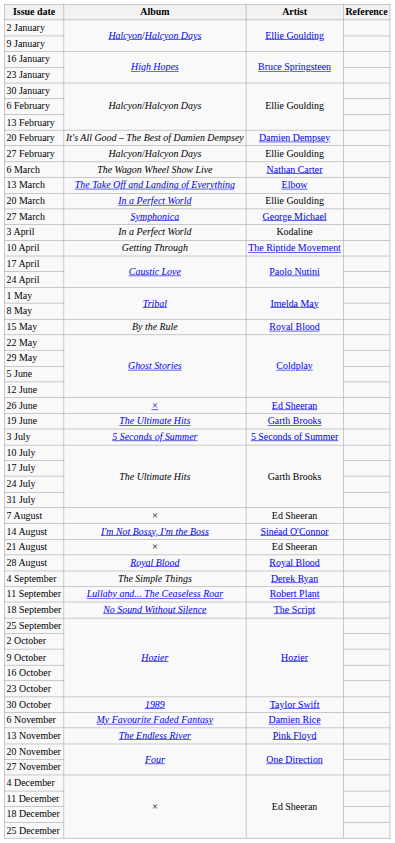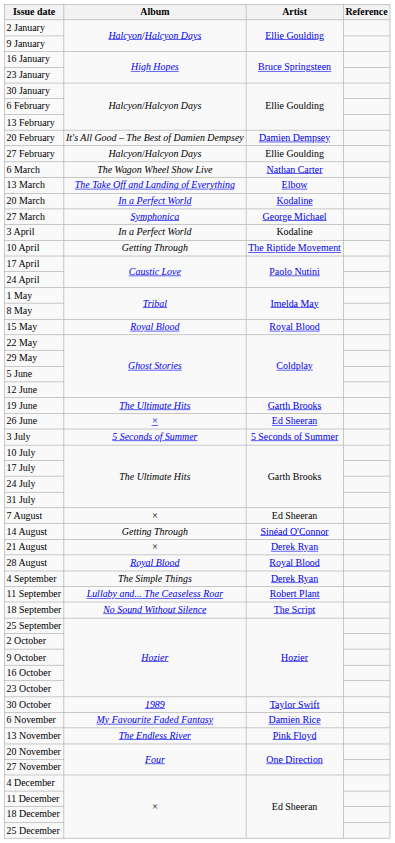(295, 201) Ellie Goulding -> (295, 201) Kodaline
(155, 327) By the Rule -> (155, 327) Royal Blood
rows swapped: (22, 421) <-> (22, 405)
(155, 531) I'm Not Bossy, I'm the Boss -> (155, 531) Getting Through
(295, 547) Ed Sheeran -> (295, 547) Derek Ryan
